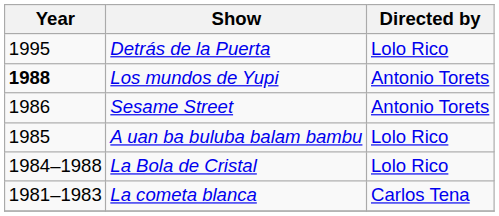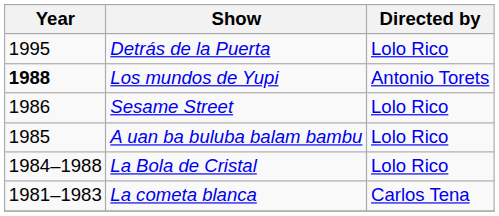(430, 107) Antonio Torets -> (410, 107) Lolo Rico
